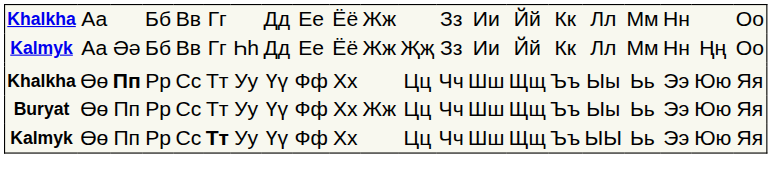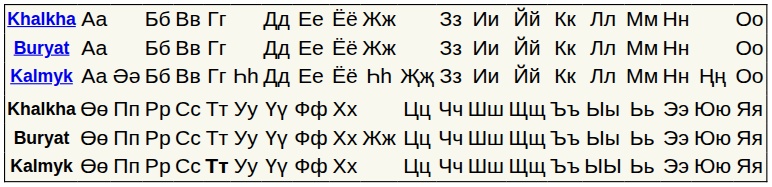+ row: (42, 47)
(379, 47) Жж -> (379, 76) Һһ
(127, 80) bold -> (127, 109) normal
